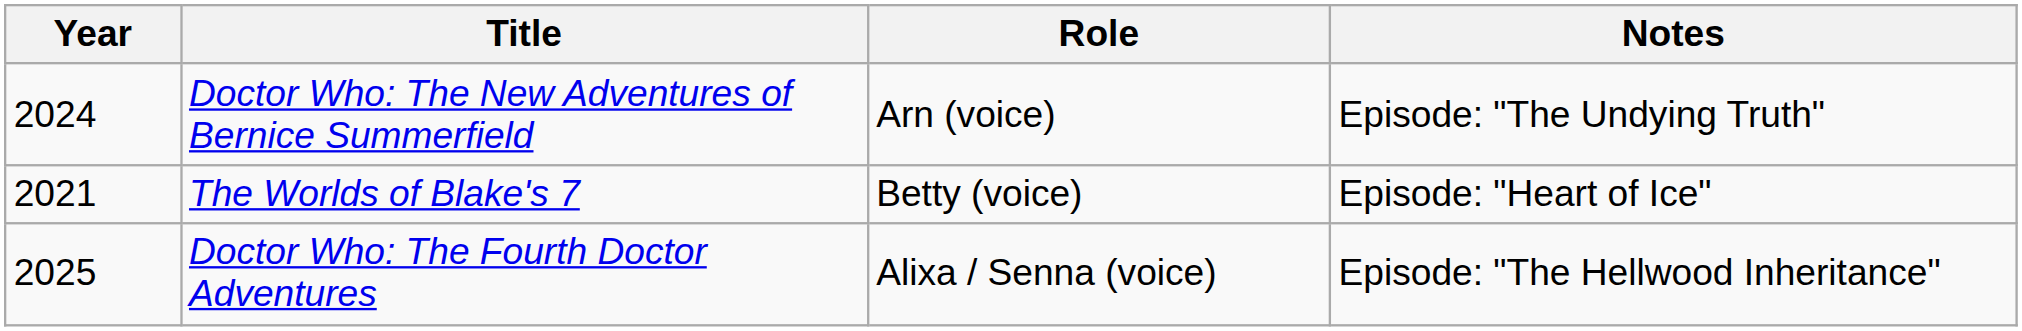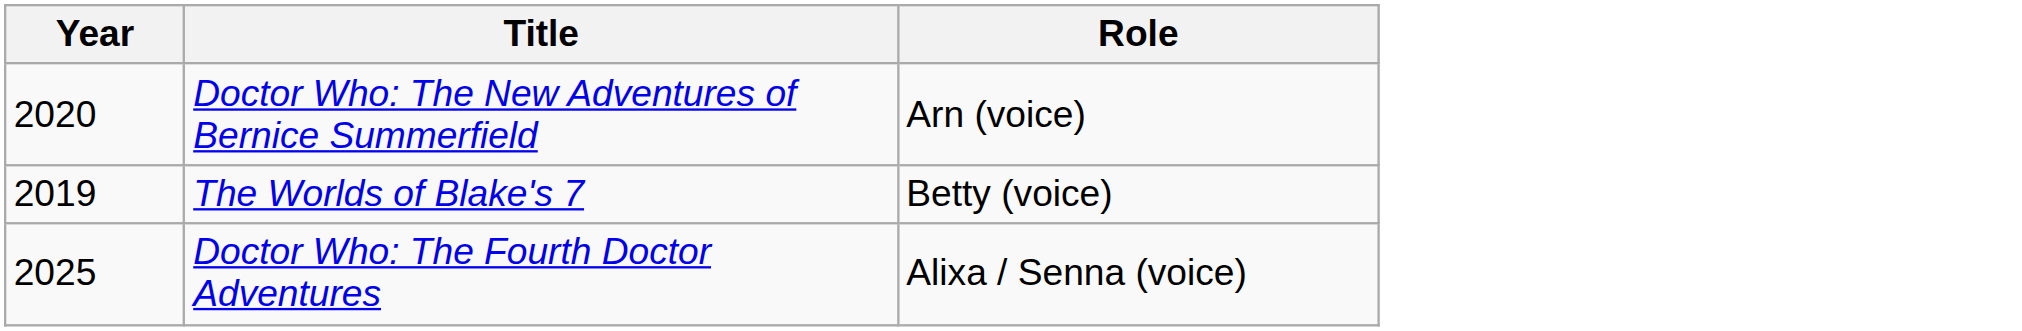- column: (1673, 33)
(55, 113) 2024 -> (55, 113) 2020
(55, 193) 2021 -> (55, 193) 2019
